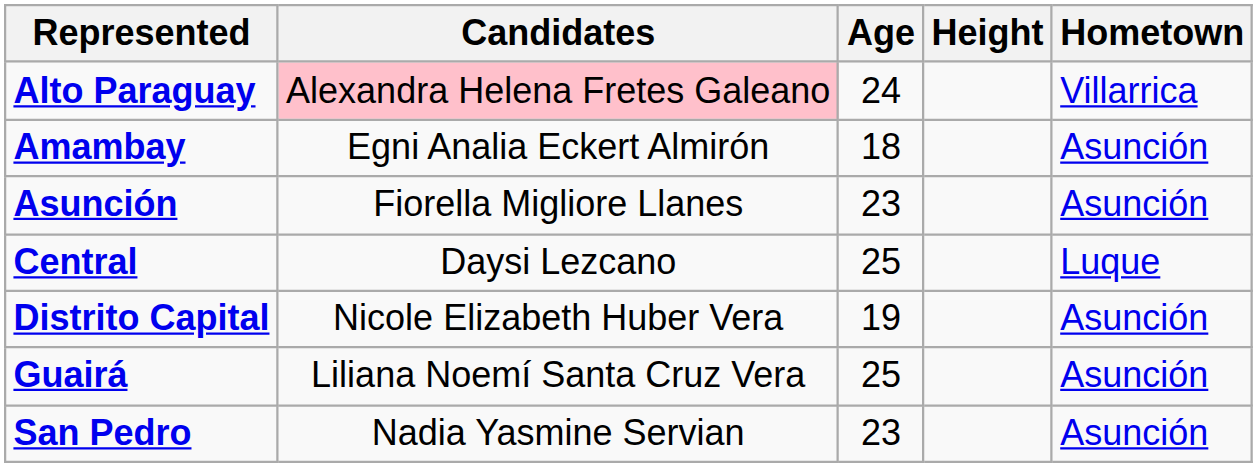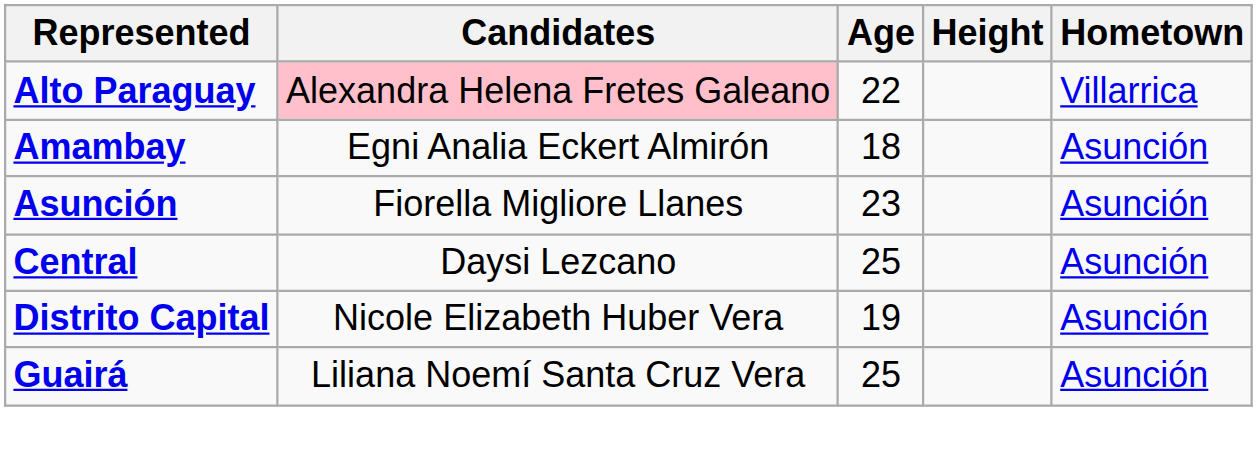(881, 90) 24 -> (881, 90) 22
(1110, 261) Luque -> (1134, 261) Asunción
- row: (102, 432)
